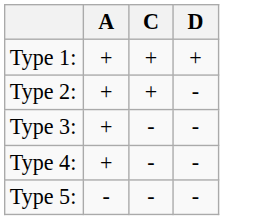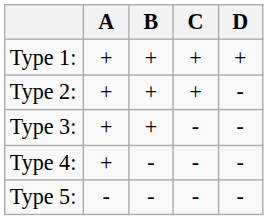+ column: (151, 22)
